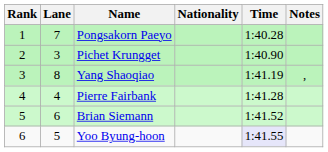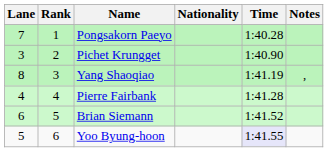columns swapped: (22, 14) <-> (57, 14)
